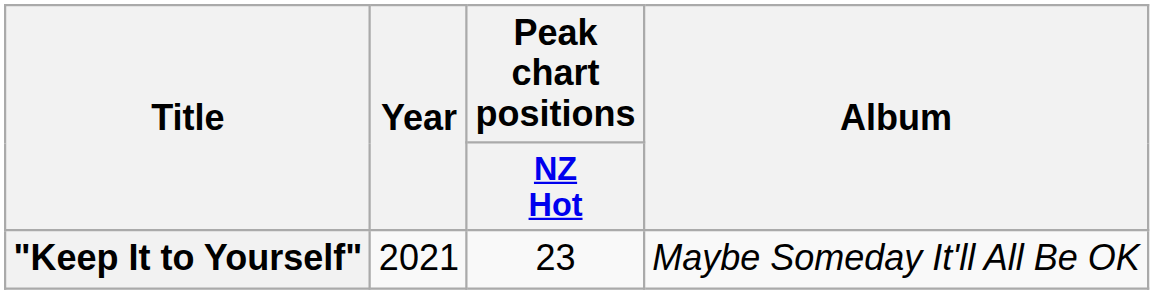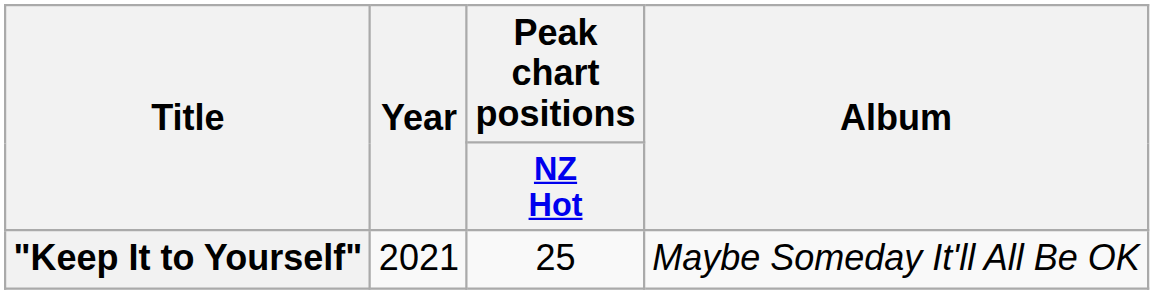(556, 258) 23 -> (556, 258) 25
